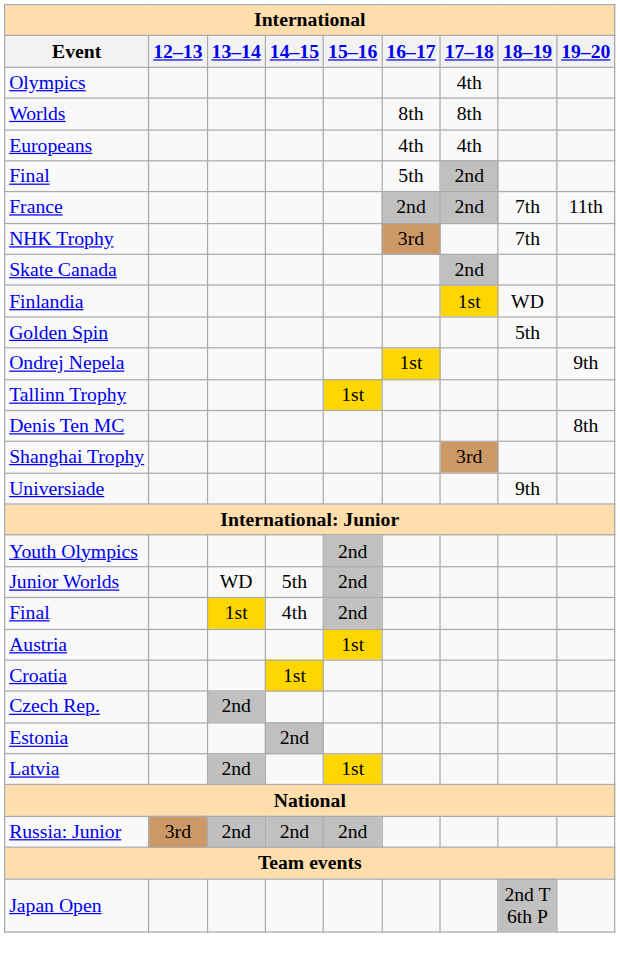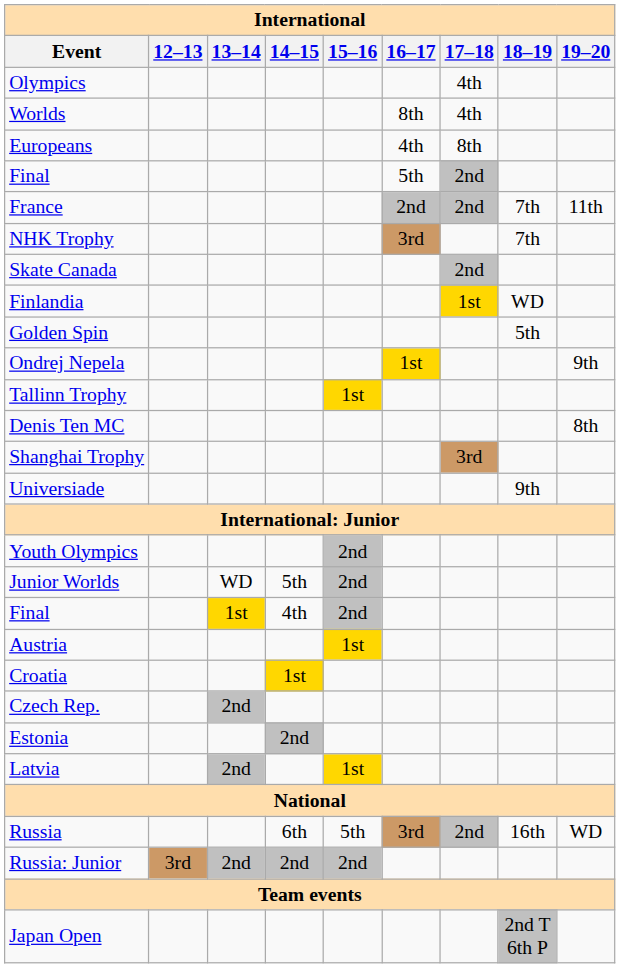(469, 113) 8th -> (469, 113) 4th
(469, 144) 4th -> (469, 144) 8th
+ row: (35, 831)
